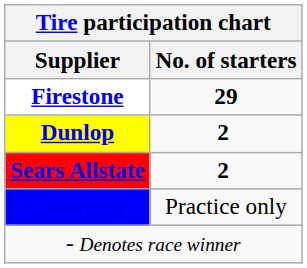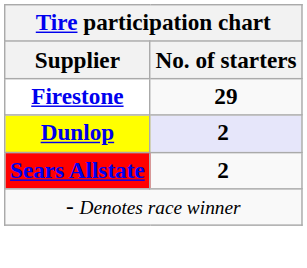(226, 133) no background -> (226, 133) lavender background
- row: (77, 206)
